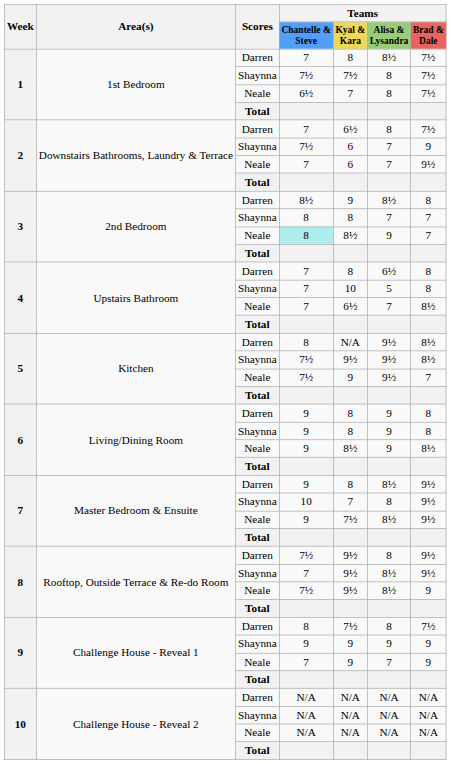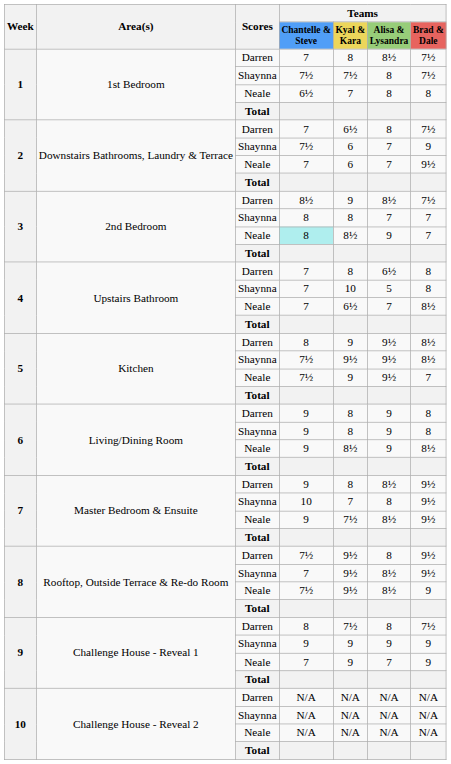(428, 93) 7½ -> (428, 93) 8
(428, 200) 8 -> (428, 200) 7½
(350, 342) N/A -> (350, 342) 9
